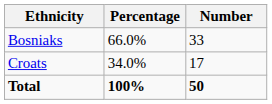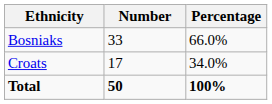columns swapped: (226, 16) <-> (145, 16)
